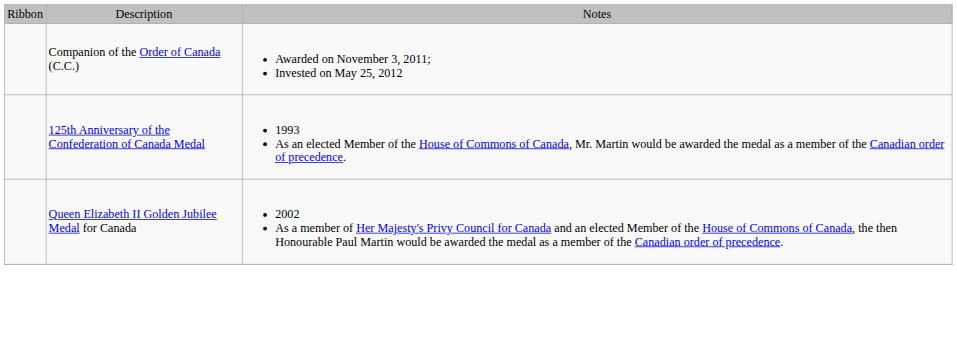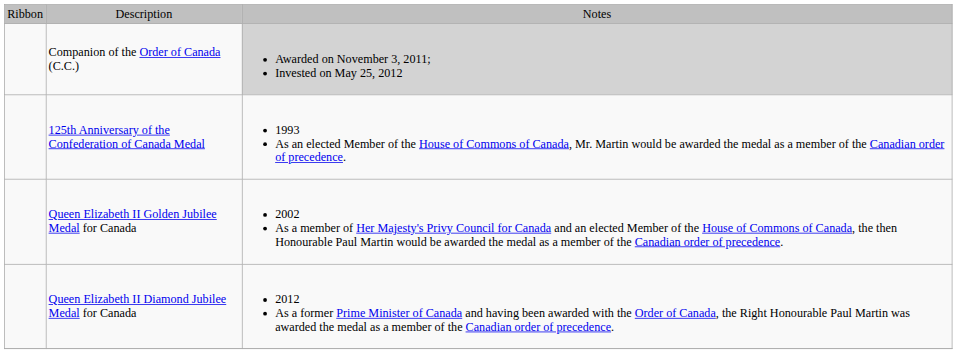(597, 66) no background -> (597, 66) lightgrey background
+ row: (137, 306)
